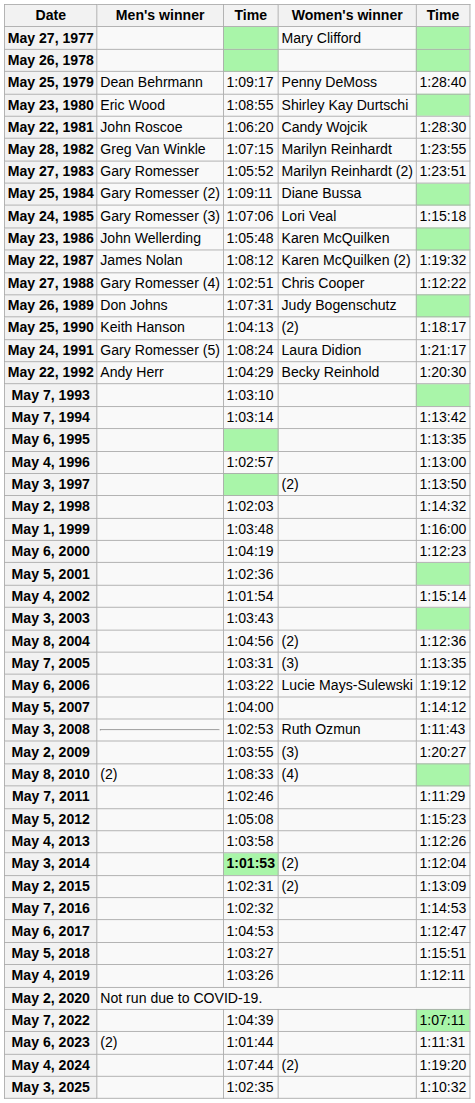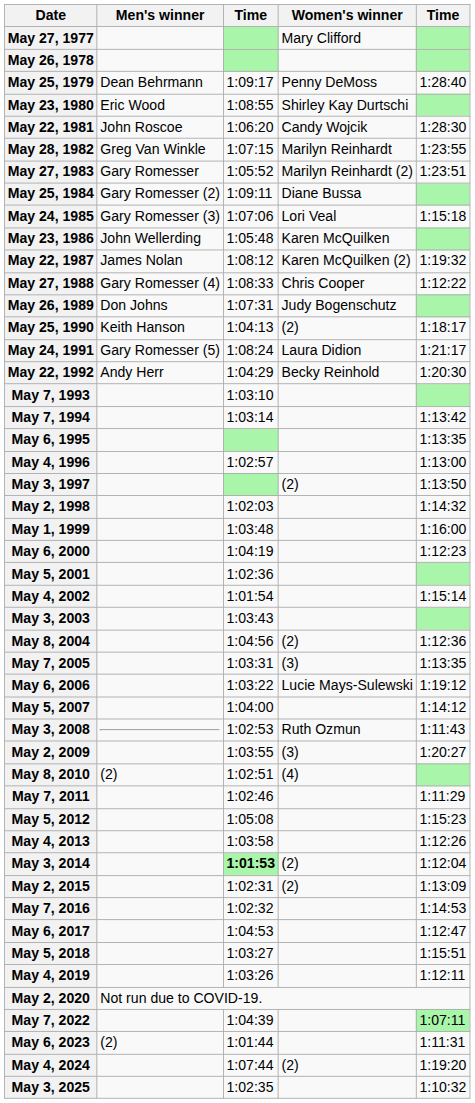(250, 283) 1:02:51 -> (250, 283) 1:08:33
(250, 774) 1:08:33 -> (250, 774) 1:02:51
